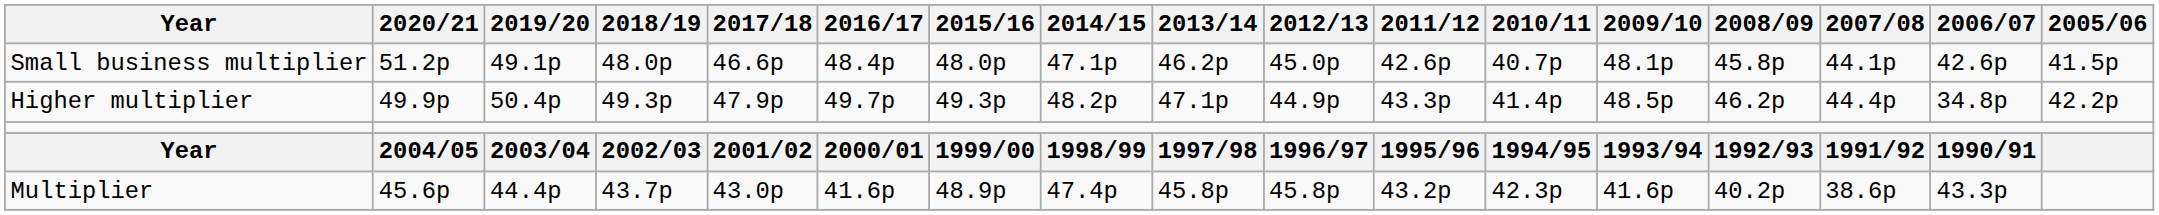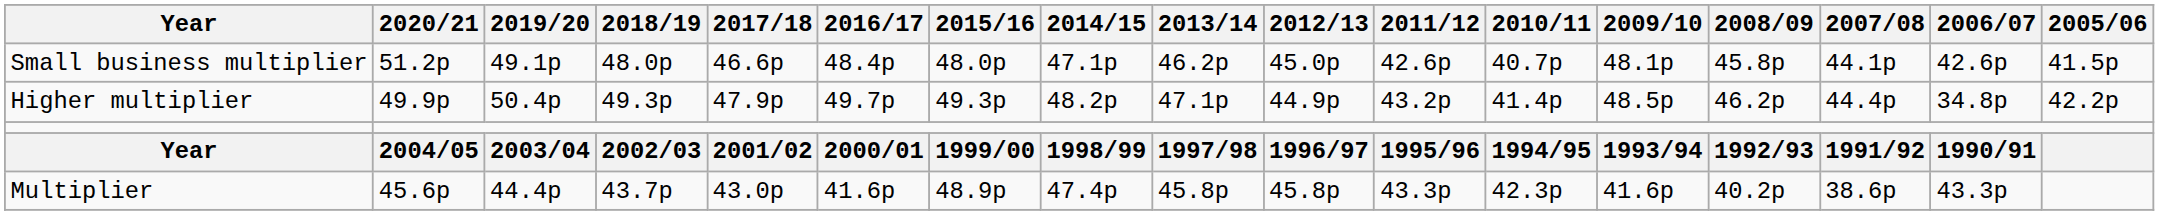(1416, 102) 43.3p -> (1416, 102) 43.2p
(1416, 191) 43.2p -> (1416, 191) 43.3p
